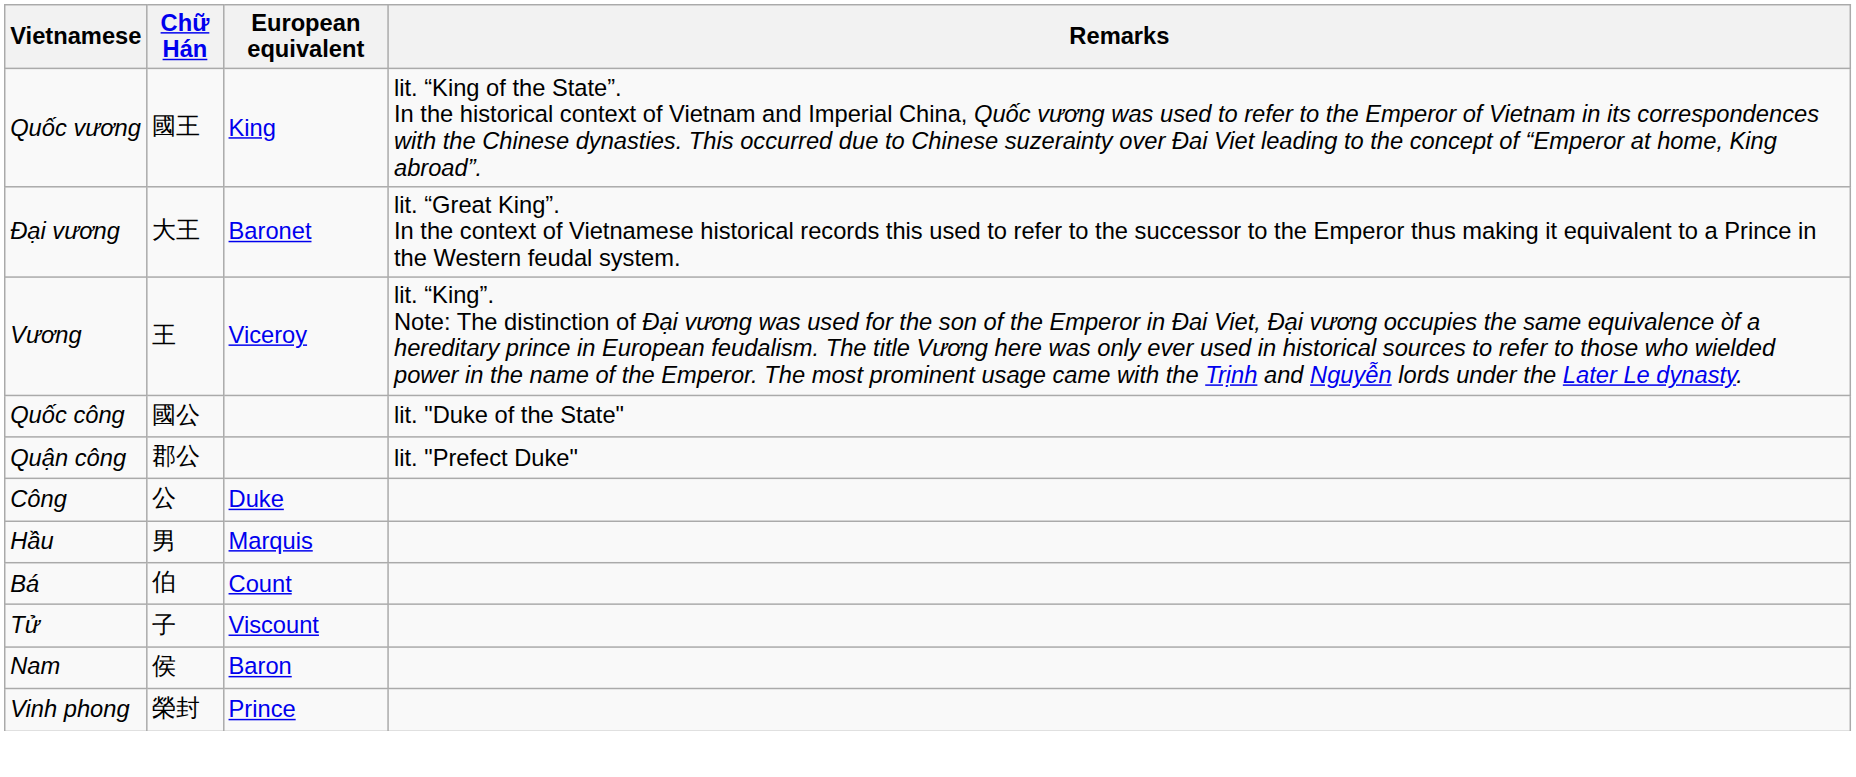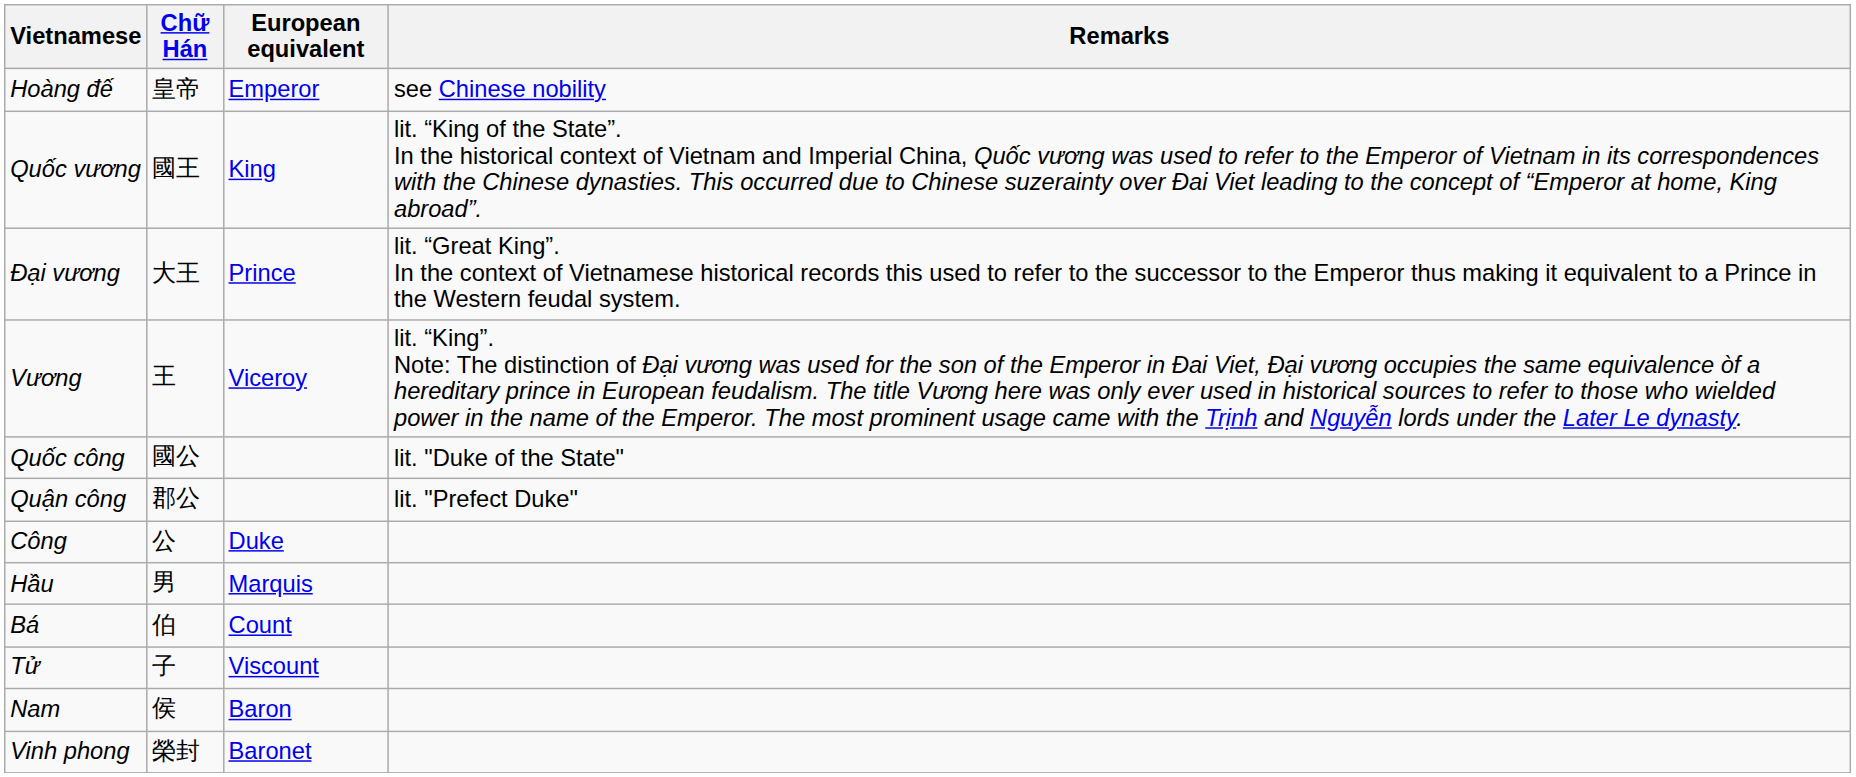+ row: (62, 89)
(270, 231) Baronet -> (262, 273) Prince
(262, 709) Prince -> (270, 751) Baronet
